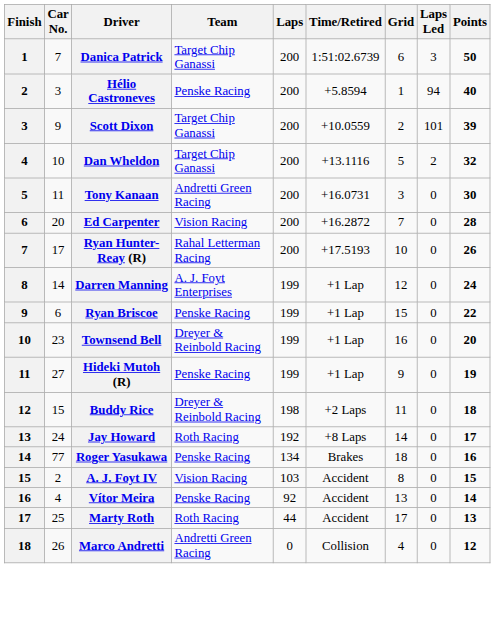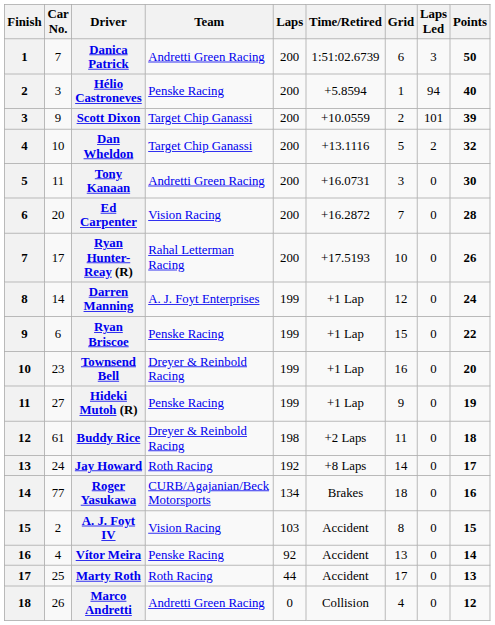(205, 56) Target Chip Ganassi -> (206, 56) Andretti Green Racing
(58, 409) 15 -> (58, 438) 61
(212, 457) Penske Racing -> (209, 493) CURB/Agajanian/Beck Motorsports
